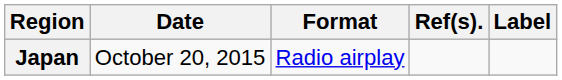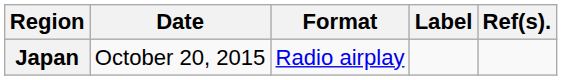columns swapped: (522, 22) <-> (449, 22)
